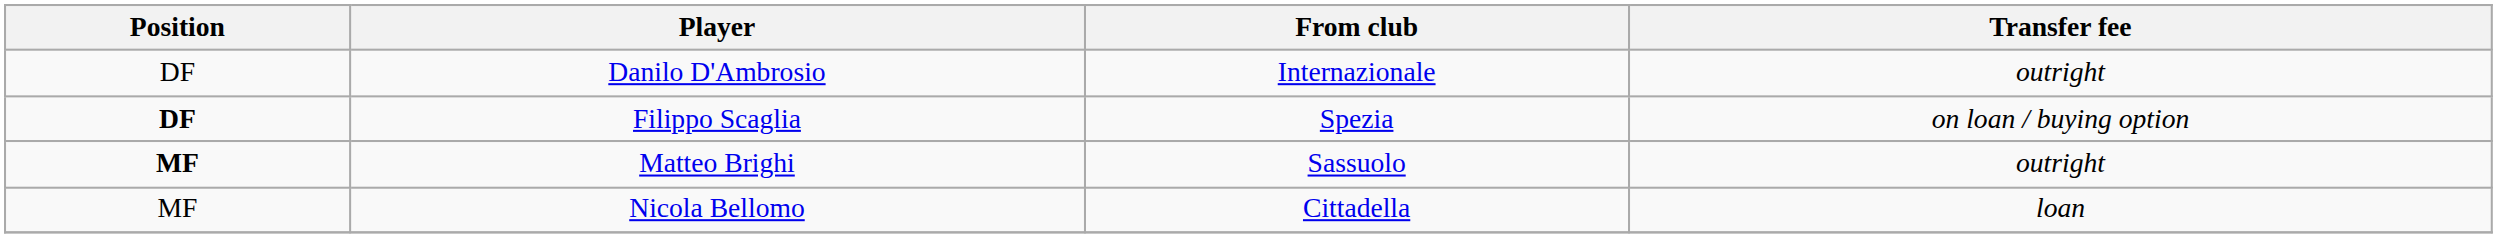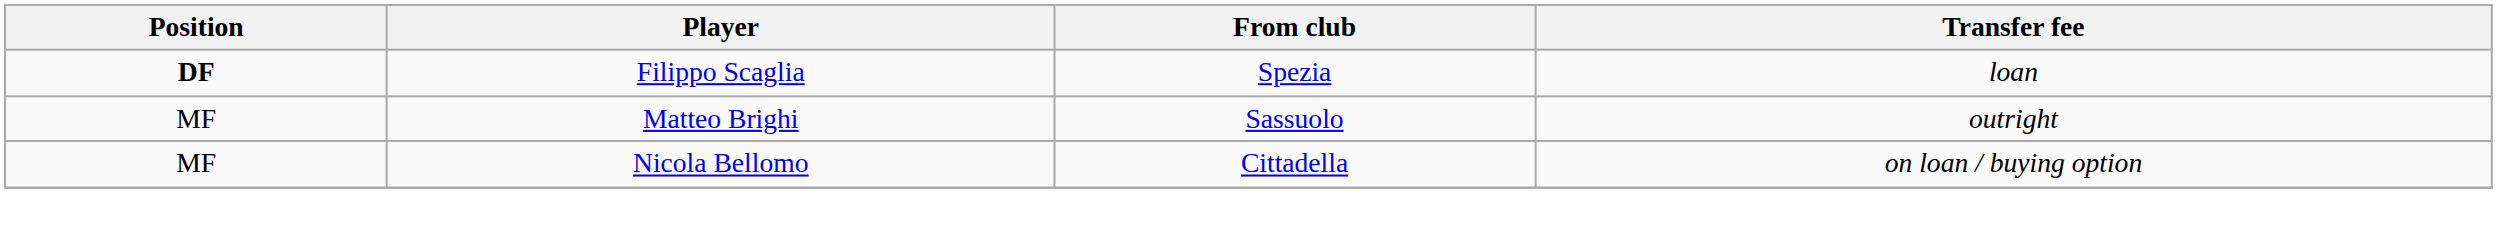- row: (717, 72)
(2060, 117) on loan / buying option -> (2013, 72) loan
(177, 163) bold -> (196, 117) normal
(2061, 209) loan -> (2013, 163) on loan / buying option
